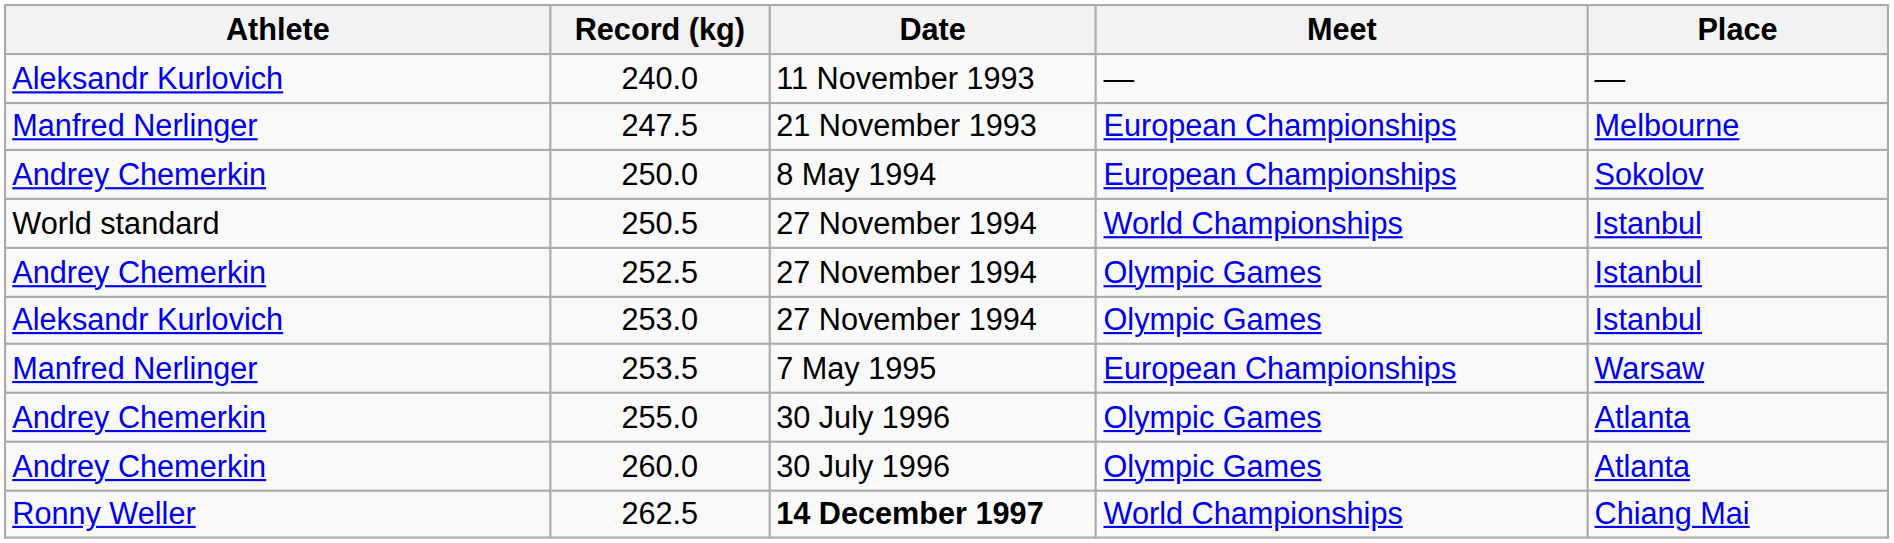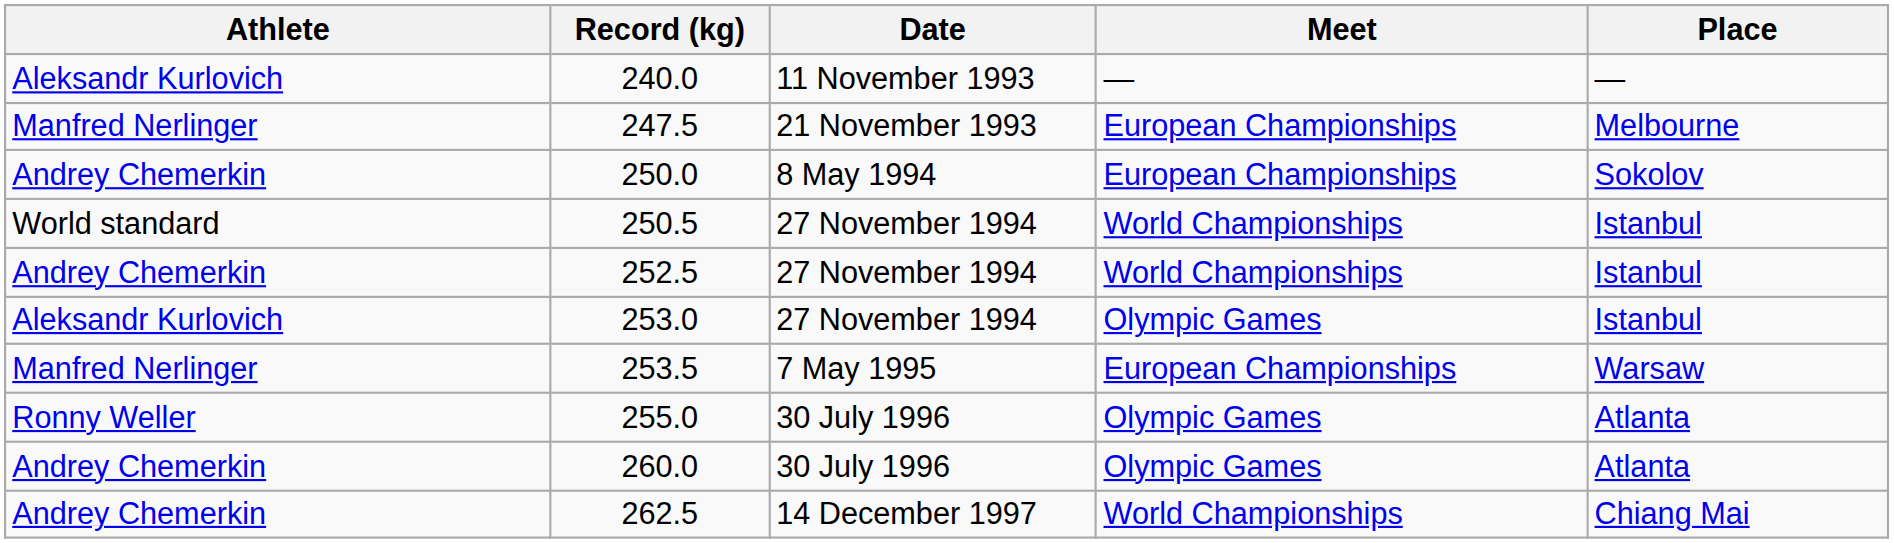(1213, 272) Olympic Games -> (1253, 272) World Championships
(139, 417) Andrey Chemerkin -> (104, 417) Ronny Weller
(104, 514) Ronny Weller -> (139, 514) Andrey Chemerkin
(910, 514) bold -> (907, 514) normal
